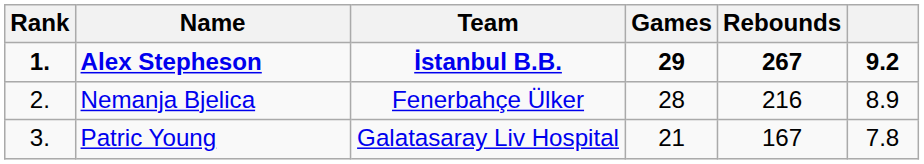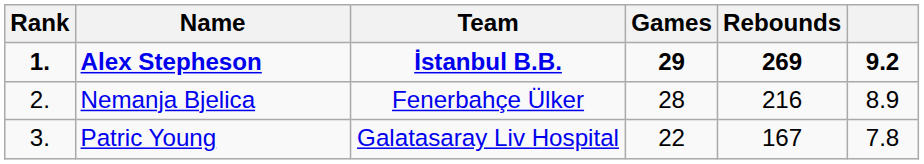(782, 61) 267 -> (782, 61) 269
(672, 138) 21 -> (672, 138) 22
